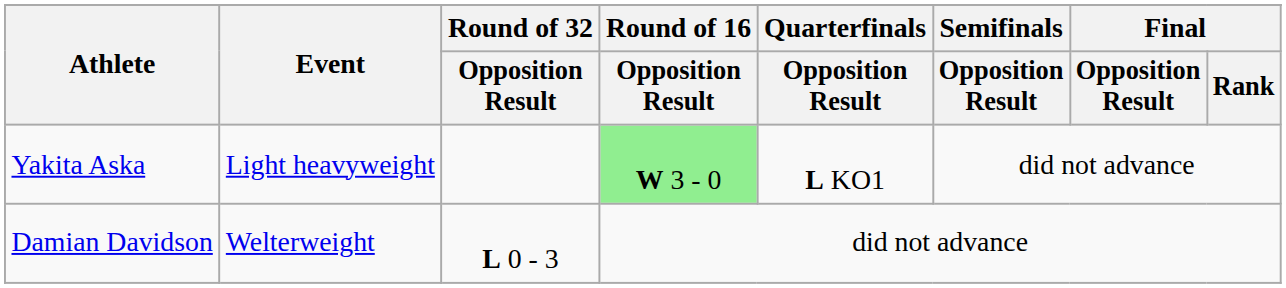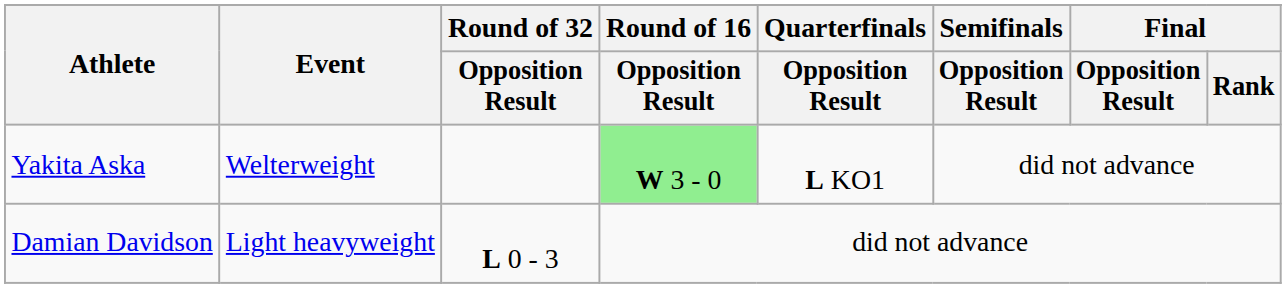(330, 164) Light heavyweight -> (300, 164) Welterweight
(300, 242) Welterweight -> (330, 242) Light heavyweight
